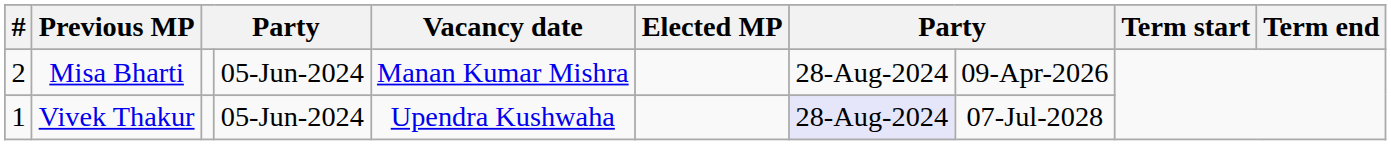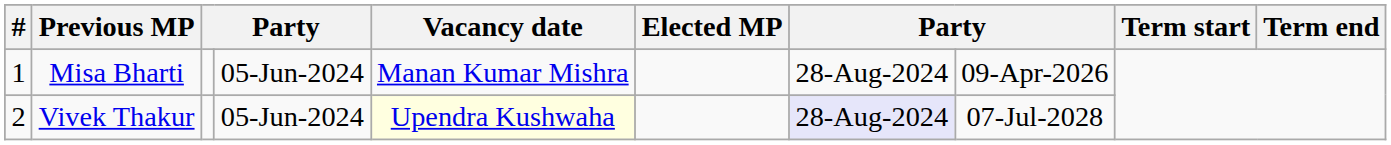(18, 71) 2 -> (18, 71) 1
(18, 116) 1 -> (18, 116) 2
(503, 116) no background -> (503, 116) lightyellow background
